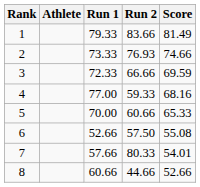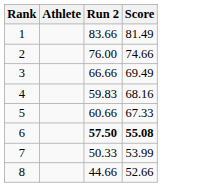- column: (103, 14)
(141, 53) 76.93 -> (103, 53) 76.00
(178, 73) 69.59 -> (140, 73) 69.49
(141, 93) 59.33 -> (103, 93) 59.83
(178, 113) 65.33 -> (140, 113) 67.33
(141, 133) normal -> (103, 133) bold
(178, 133) normal -> (140, 133) bold
(141, 152) 80.33 -> (103, 152) 50.33
(178, 152) 54.01 -> (140, 152) 53.99
